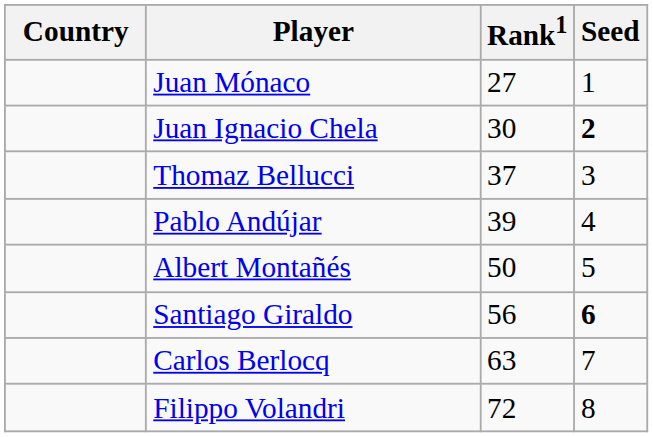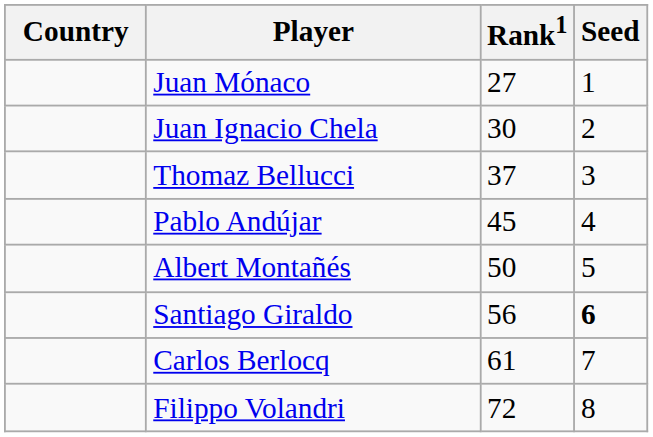(588, 128) bold -> (588, 128) normal
(502, 221) 39 -> (502, 221) 45
(502, 360) 63 -> (502, 360) 61
